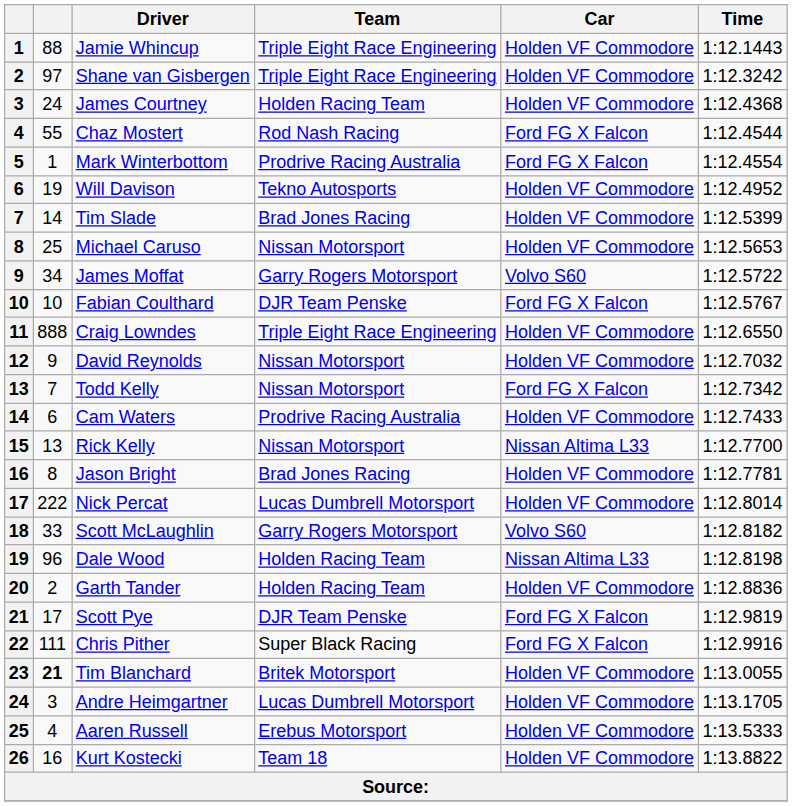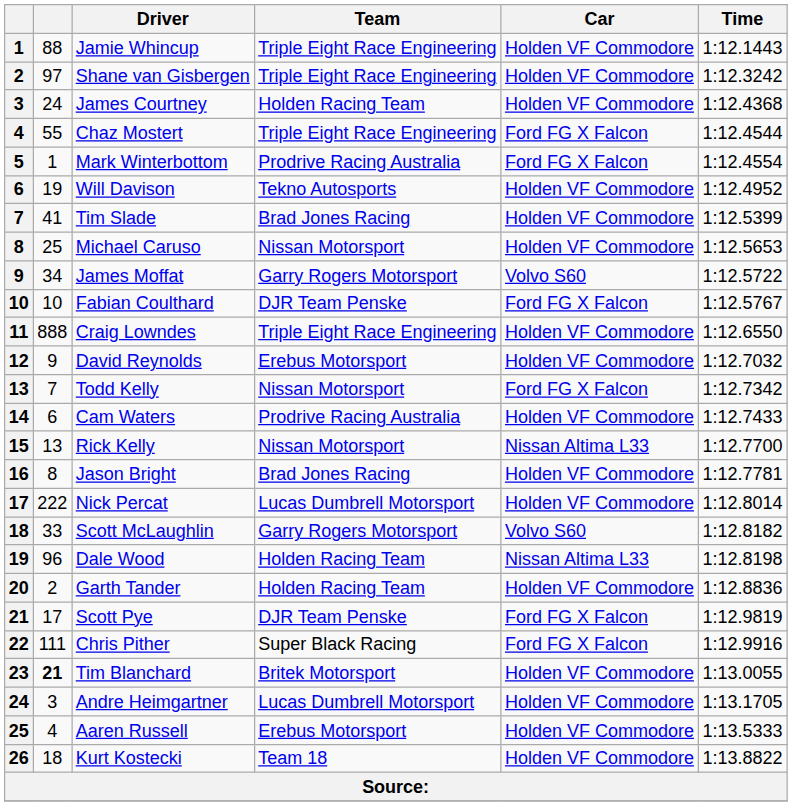(329, 133) Rod Nash Racing -> (377, 133) Triple Eight Race Engineering
(52, 218) 14 -> (52, 218) 41
(331, 360) Nissan Motorsport -> (332, 360) Erebus Motorsport
(52, 759) 16 -> (52, 759) 18
